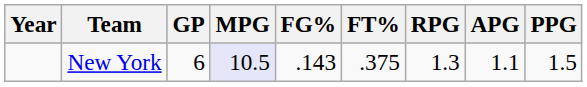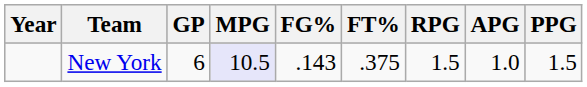(445, 62) 1.3 -> (445, 62) 1.5
(505, 62) 1.1 -> (505, 62) 1.0
